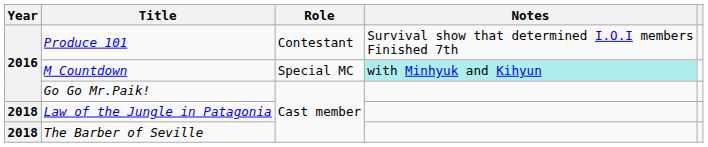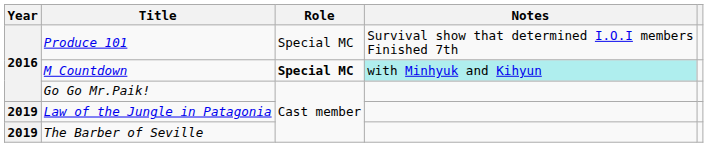(316, 43) Contestant -> (316, 43) Special MC
(316, 70) normal -> (316, 70) bold
(23, 112) 2018 -> (23, 112) 2019
(23, 132) 2018 -> (23, 132) 2019
